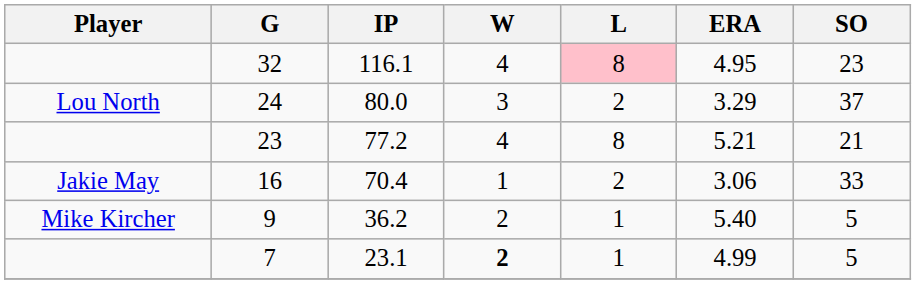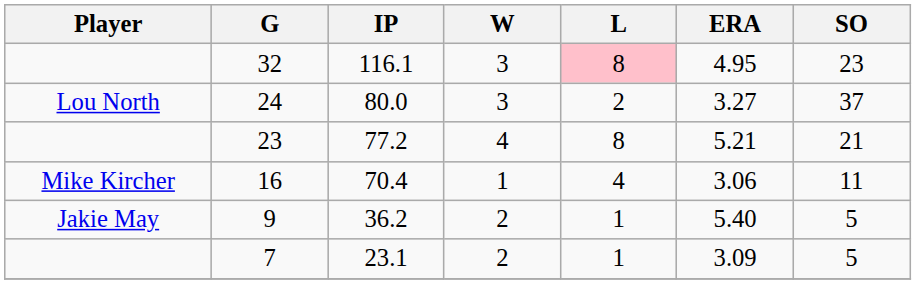(502, 63) 4 -> (502, 63) 3
(735, 102) 3.29 -> (735, 102) 3.27
(108, 180) Jakie May -> (108, 180) Mike Kircher
(619, 180) 2 -> (619, 180) 4
(851, 180) 33 -> (851, 180) 11
(108, 219) Mike Kircher -> (108, 219) Jakie May
(502, 258) bold -> (502, 258) normal
(735, 258) 4.99 -> (735, 258) 3.09
